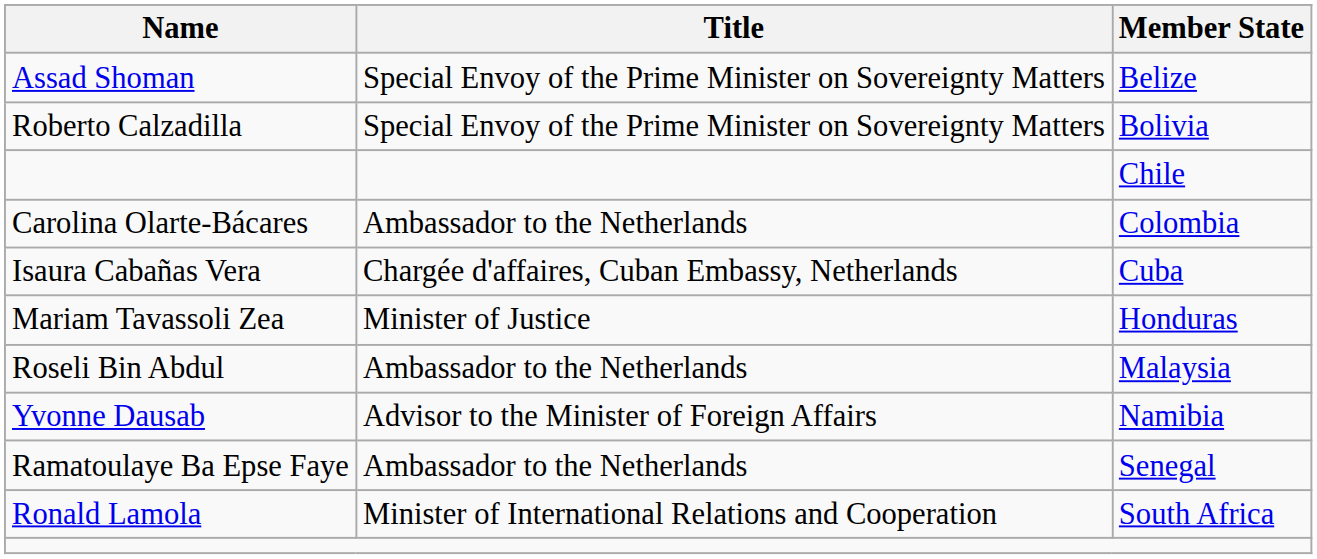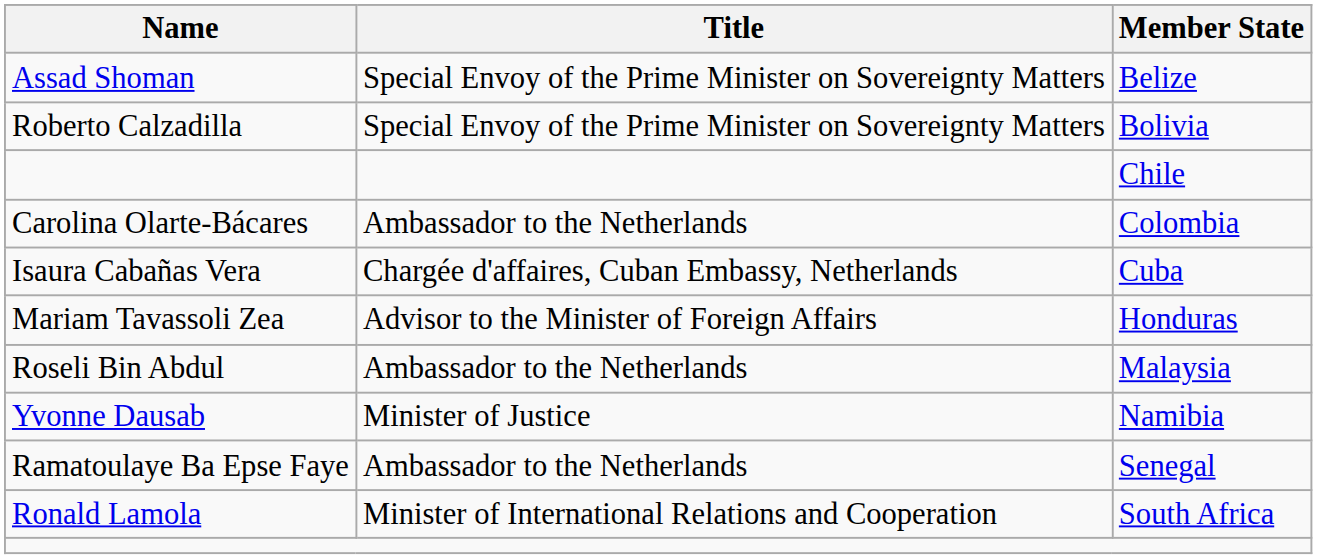(477, 319) Minister of Justice -> (620, 319) Advisor to the Minister of Foreign Affairs
(620, 416) Advisor to the Minister of Foreign Affairs -> (477, 416) Minister of Justice
